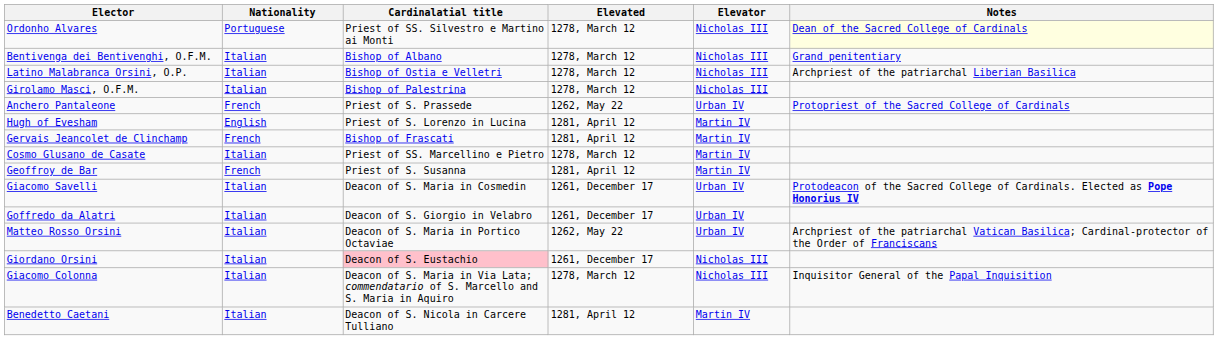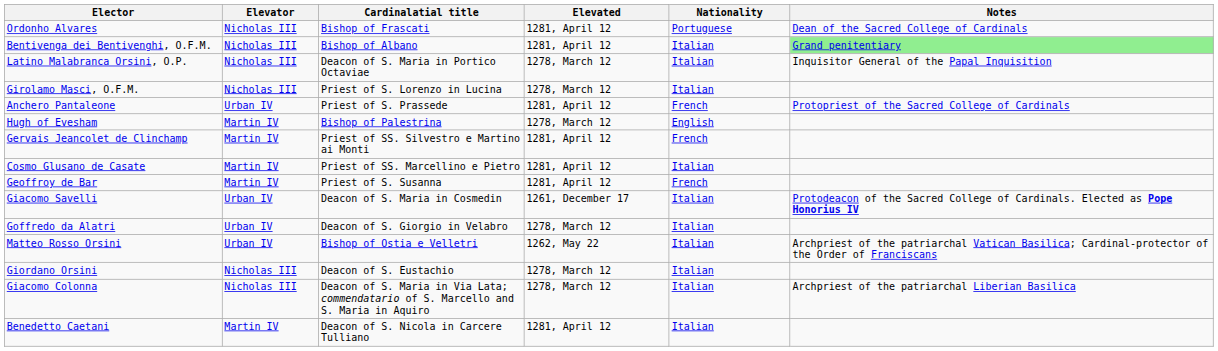columns swapped: (282, 13) <-> (742, 13)
(445, 35) Priest of SS. Silvestro e Martino ai Monti -> (375, 29) Bishop of Frascati
(593, 29) 1278, March 12 -> (569, 29) 1281, April 12
(910, 29) lightyellow background -> (910, 29) no background
(593, 57) 1278, March 12 -> (569, 45) 1281, April 12
(847, 57) no background -> (847, 45) lightgreen background
(424, 73) Bishop of Ostia e Velletri -> (408, 67) Deacon of S. Maria in Portico Octaviae
(934, 73) Archpriest of the patriarchal Liberian Basilica -> (922, 61) Inquisitor General of the Papal Inquisition
(406, 89) Bishop of Palestrina -> (411, 89) Priest of S. Lorenzo in Lucina
(587, 106) 1262, May 22 -> (569, 106) 1281, April 12
(436, 122) Priest of S. Lorenzo in Lucina -> (381, 122) Bishop of Palestrina
(593, 122) 1281, April 12 -> (569, 122) 1278, March 12
(399, 138) Bishop of Frascati -> (421, 144) Priest of SS. Silvestro e Martino ai Monti
(593, 155) 1278, March 12 -> (569, 166) 1281, April 12
(602, 215) 1261, December 17 -> (569, 227) 1278, March 12
(433, 237) Deacon of S. Maria in Portico Octaviae -> (399, 243) Bishop of Ostia e Velletri
(412, 259) pink background -> (387, 271) no background
(602, 259) 1261, December 17 -> (569, 271) 1278, March 12
(922, 276) Inquisitor General of the Papal Inquisition -> (934, 287) Archpriest of the patriarchal Liberian Basilica
